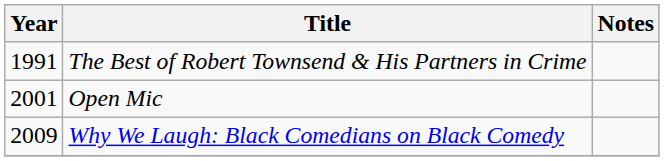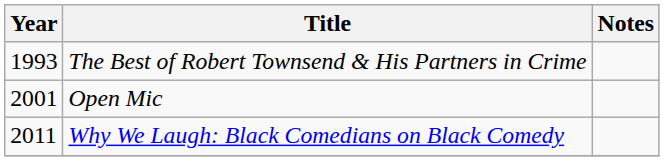(34, 60) 1991 -> (34, 60) 1993
(34, 135) 2009 -> (33, 135) 2011
